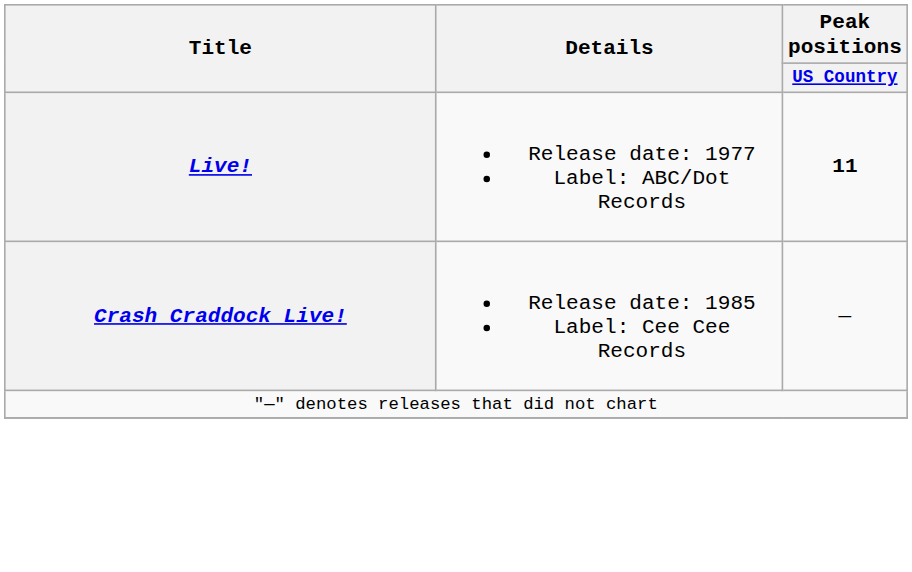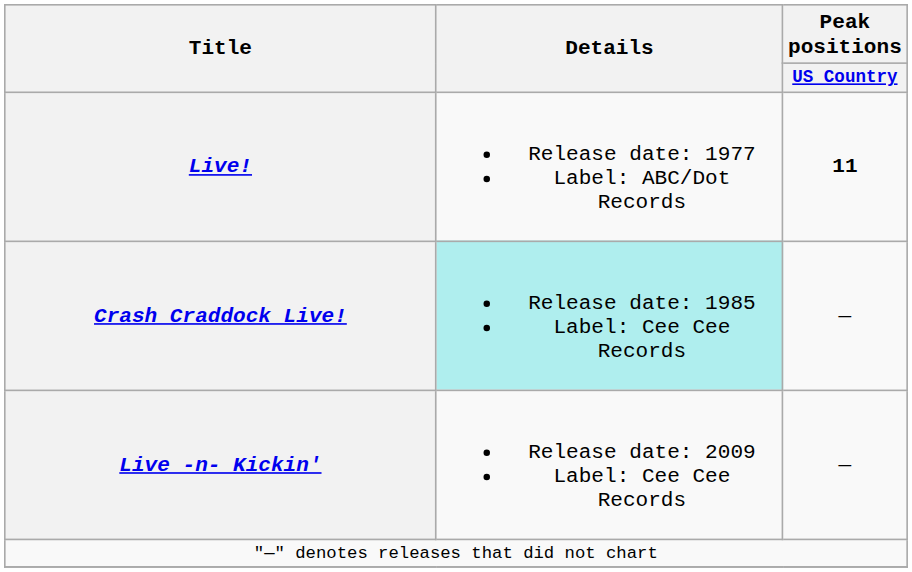(610, 328) no background -> (610, 328) paleturquoise background
+ row: (220, 465)
